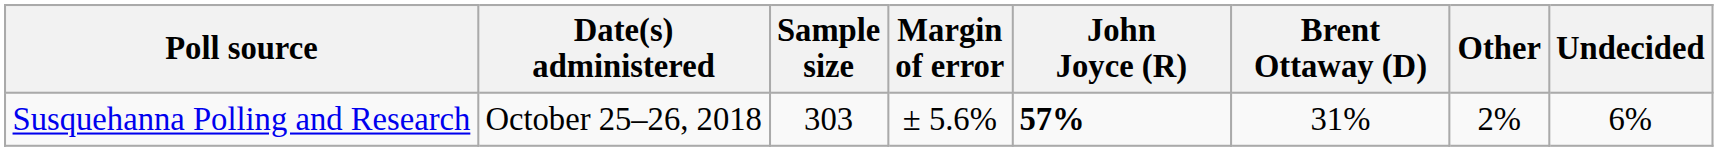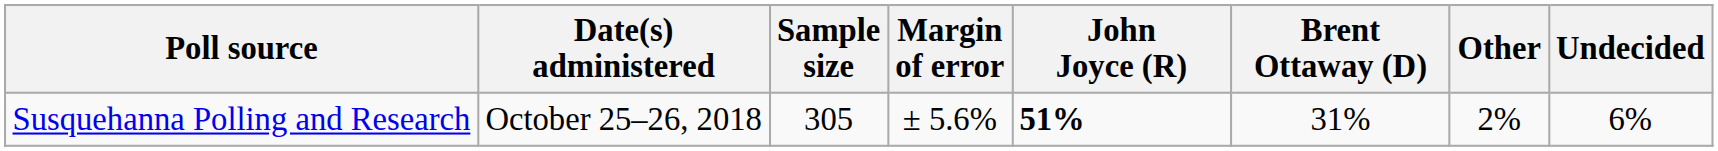(829, 118) 303 -> (829, 118) 305
(1052, 118) 57% -> (1052, 118) 51%
